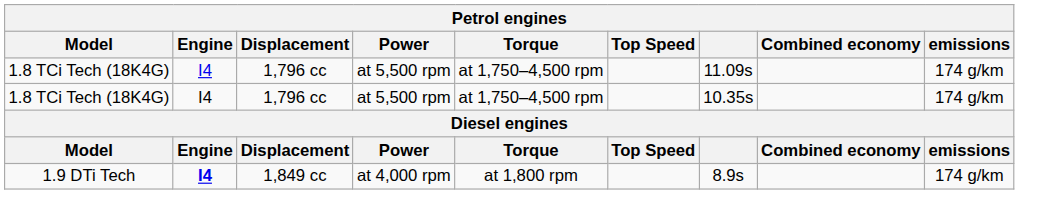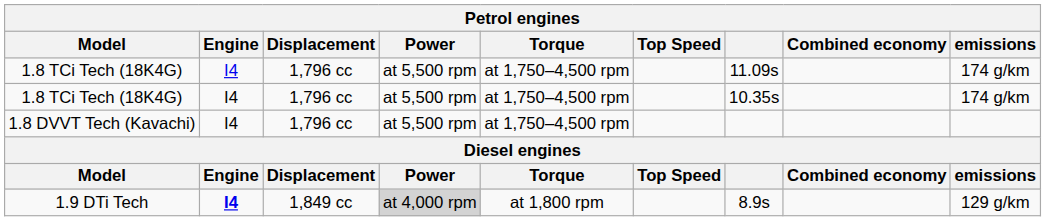+ row: (102, 124)
(404, 177) no background -> (430, 203) lightgrey background
(969, 177) 174 g/km -> (995, 203) 129 g/km
